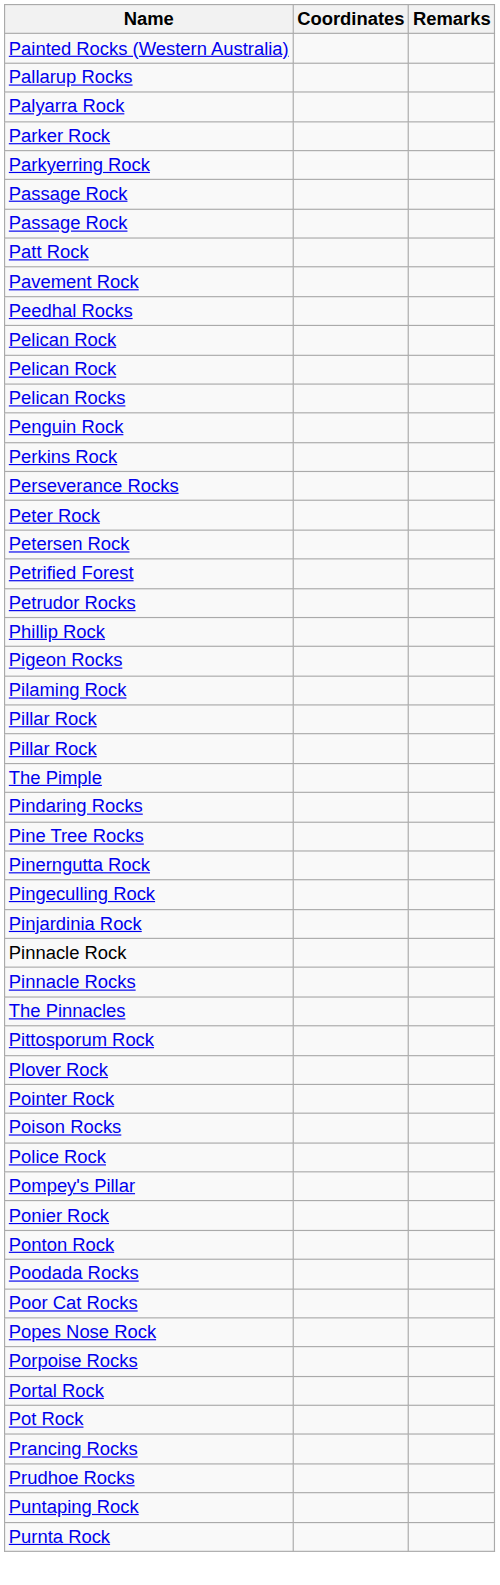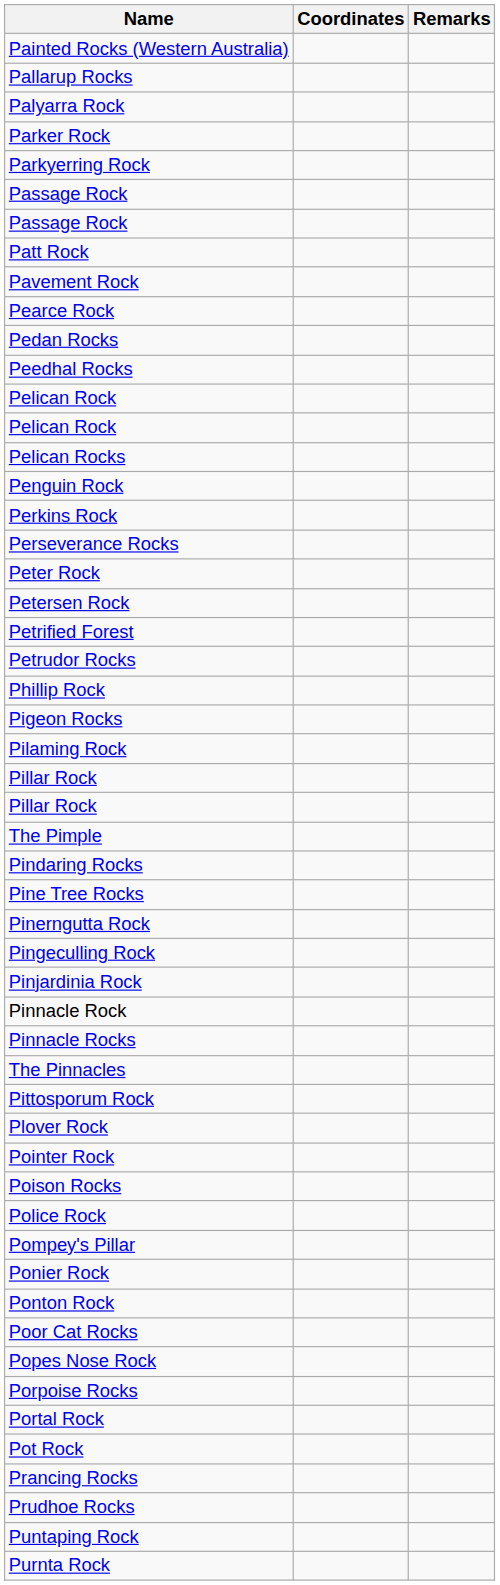+ row: (61, 310)
+ row: (64, 340)
- row: (74, 1273)
